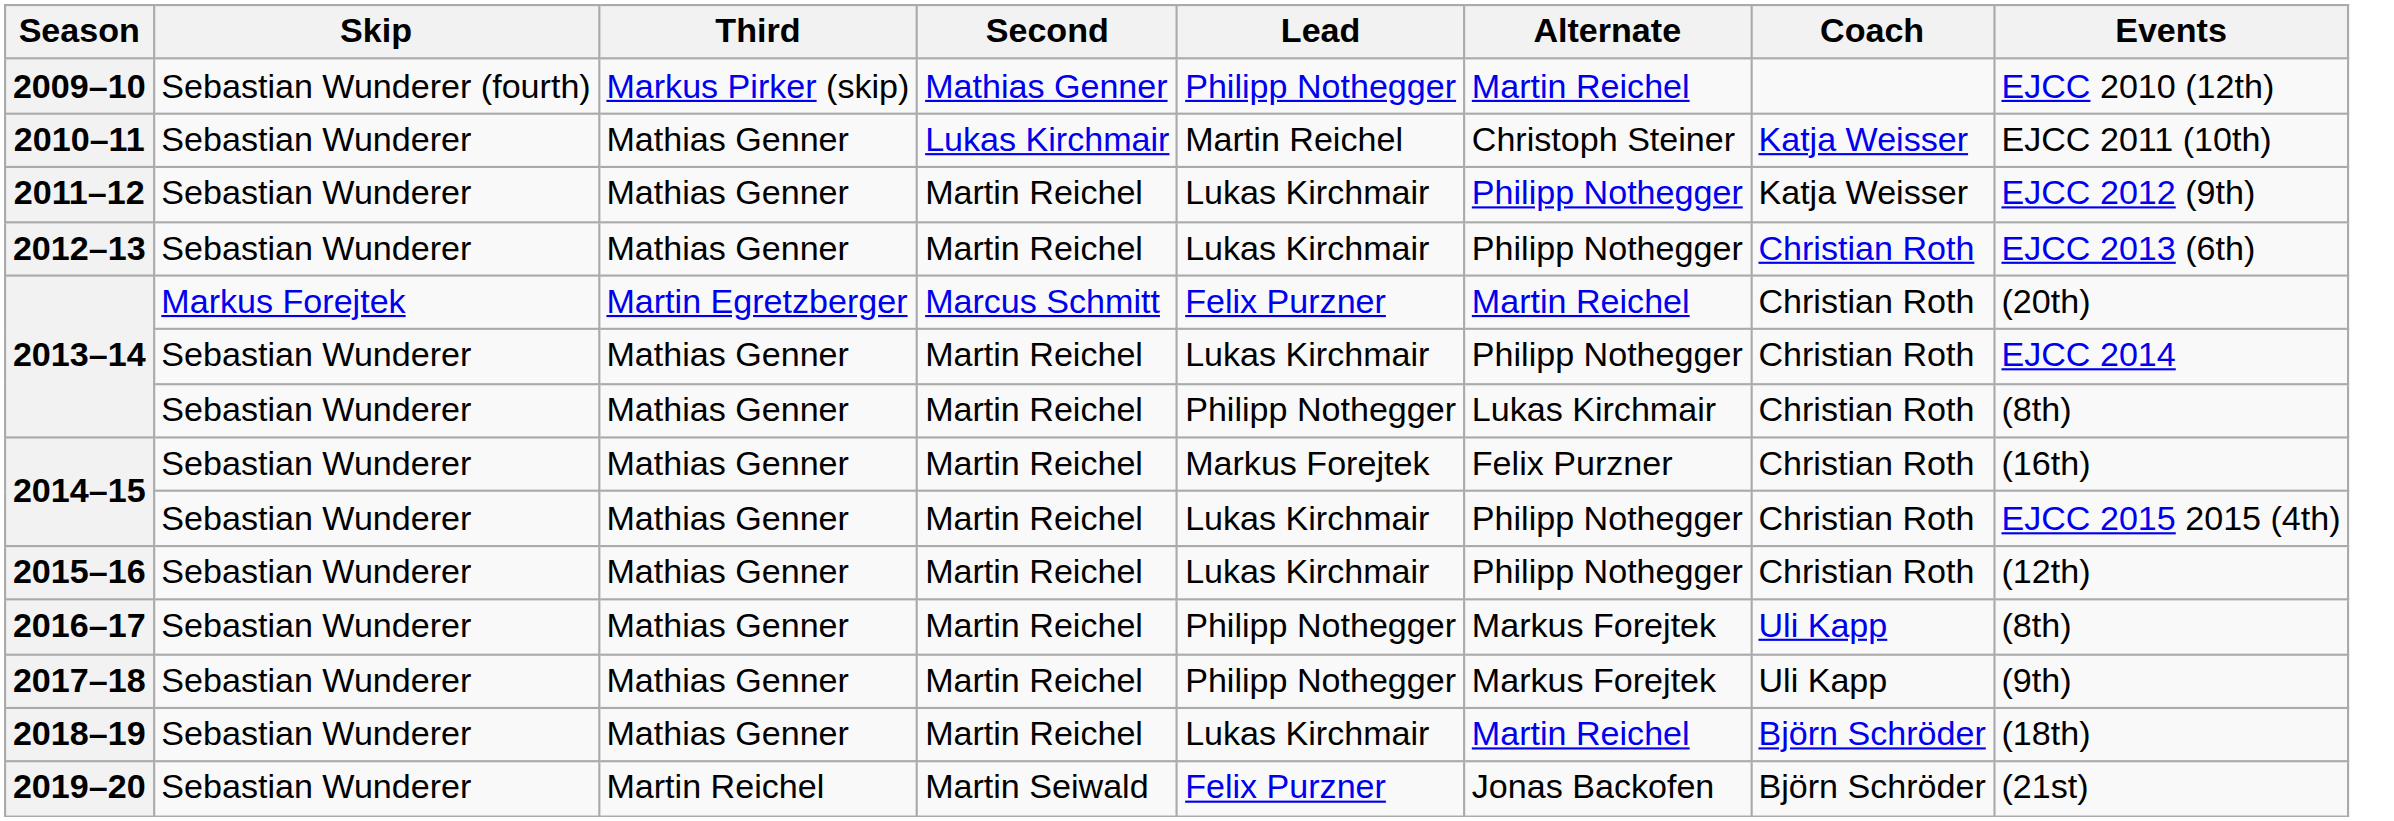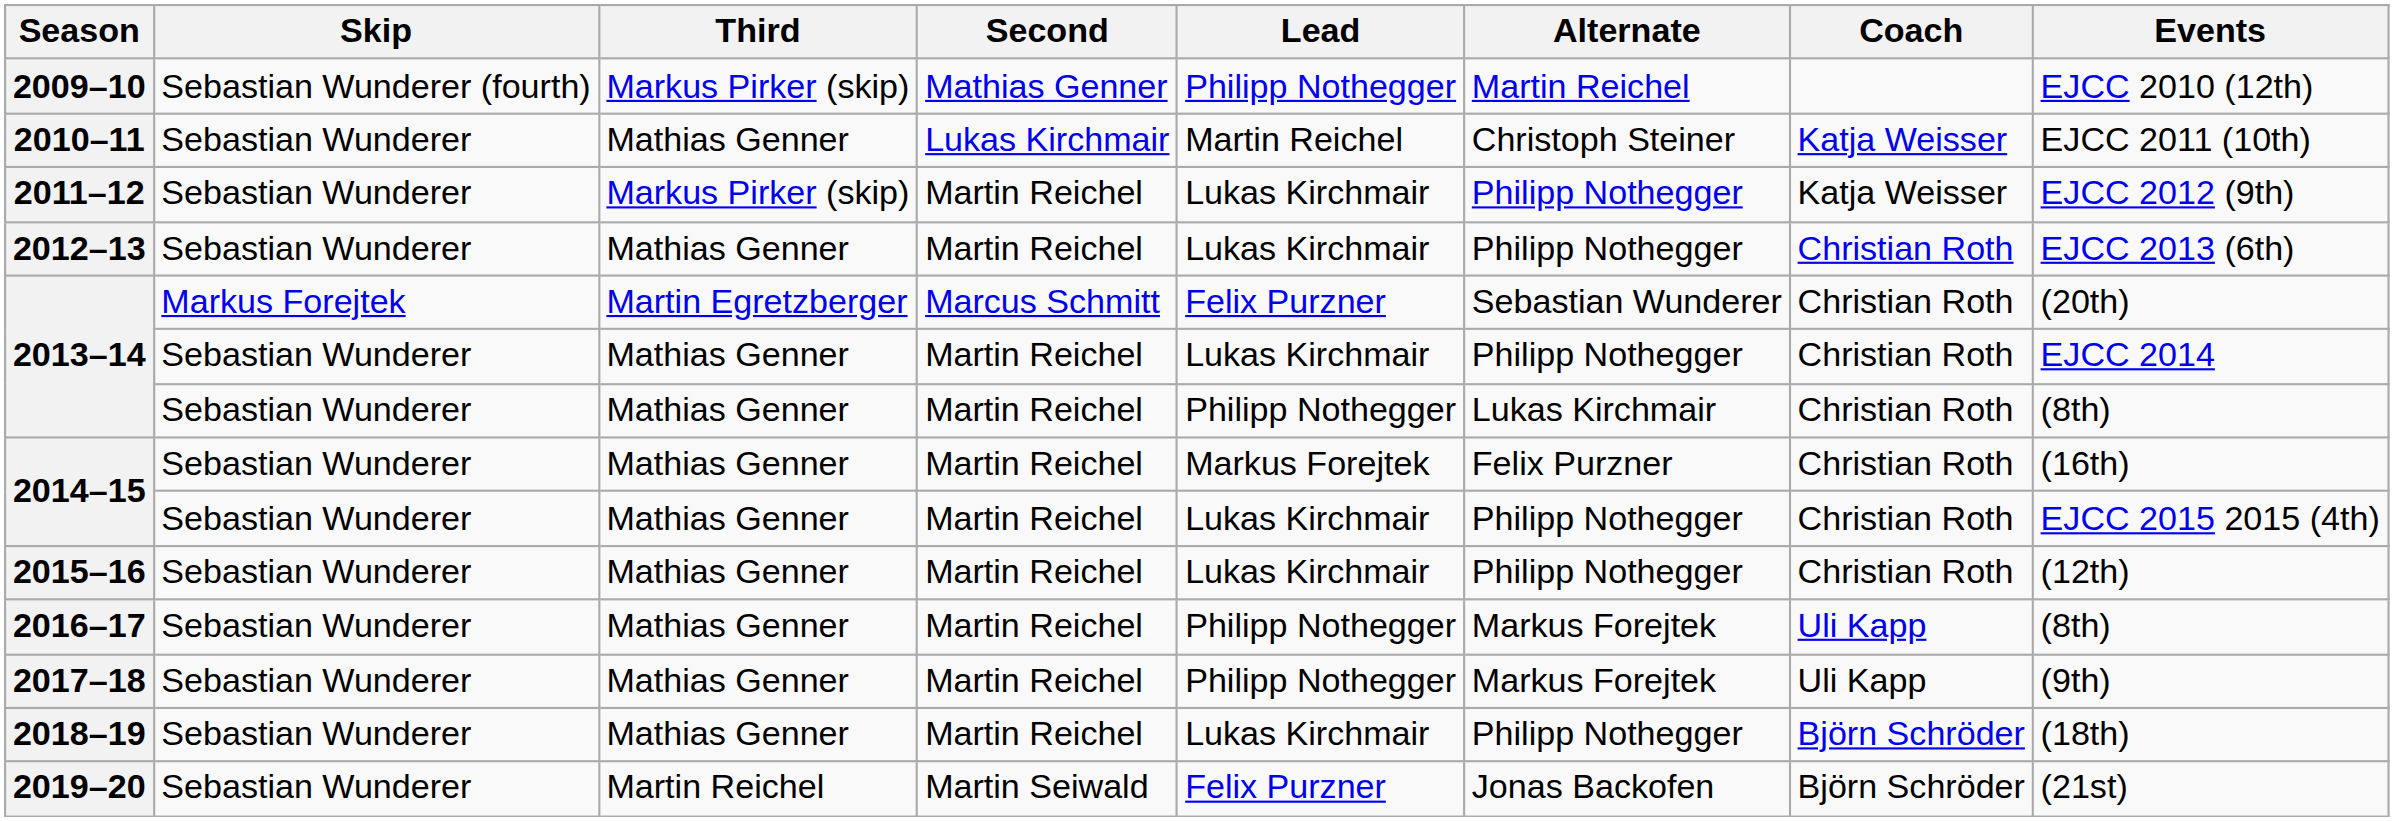(728, 193) Mathias Genner -> (758, 193) Markus Pirker (skip)
(1581, 301) Martin Reichel -> (1627, 301) Sebastian Wunderer
(1581, 734) Martin Reichel -> (1607, 734) Philipp Nothegger
